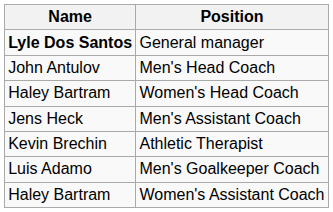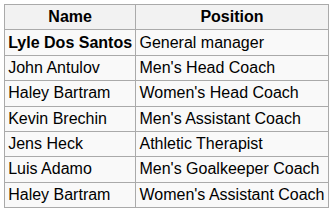(46, 118) Jens Heck -> (58, 118) Kevin Brechin
(58, 144) Kevin Brechin -> (46, 144) Jens Heck
